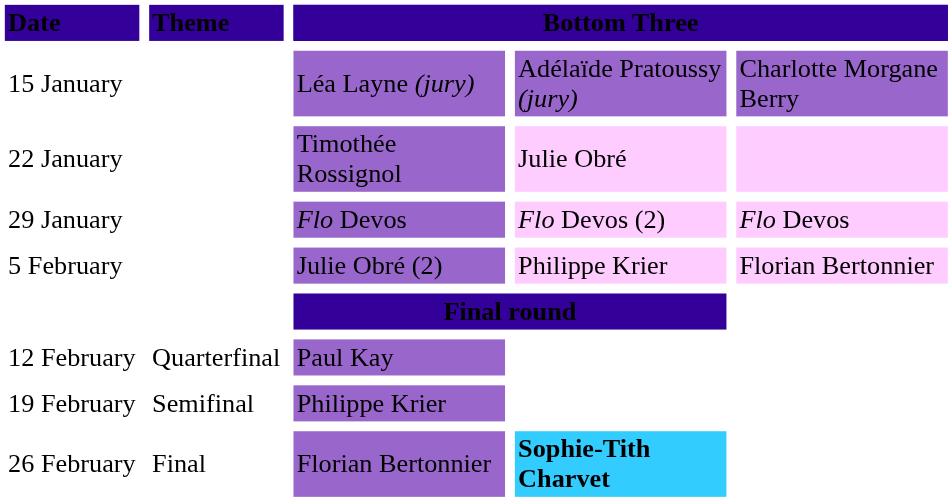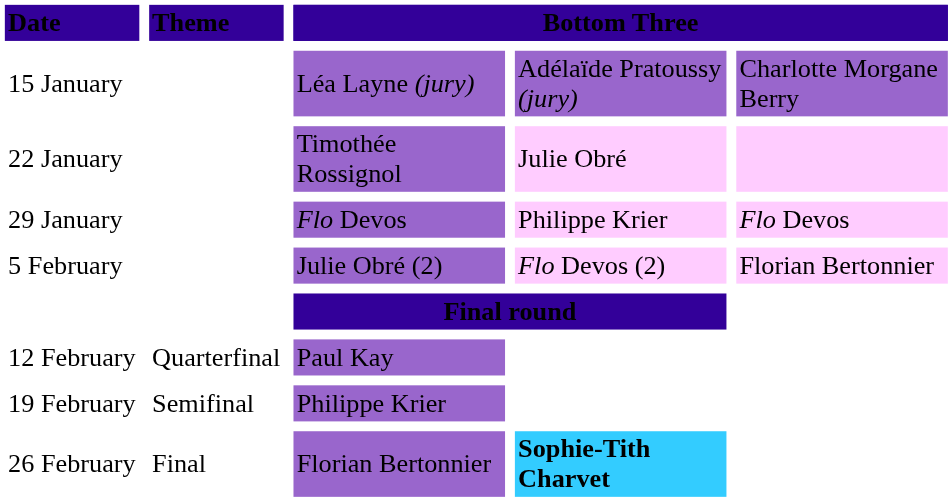(592, 219) Flo Devos (2) -> (593, 219) Philippe Krier
(593, 265) Philippe Krier -> (592, 265) Flo Devos (2)
